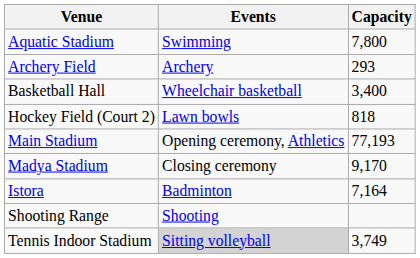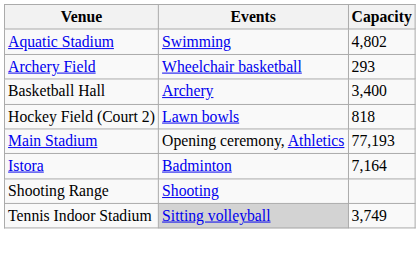(369, 41) 7,800 -> (369, 41) 4,802
(188, 66) Archery -> (232, 66) Wheelchair basketball
(232, 91) Wheelchair basketball -> (188, 91) Archery
- row: (58, 166)
